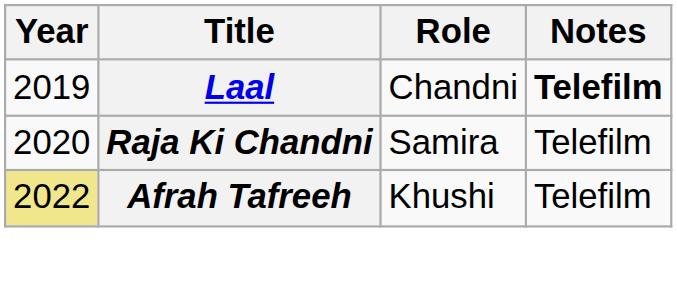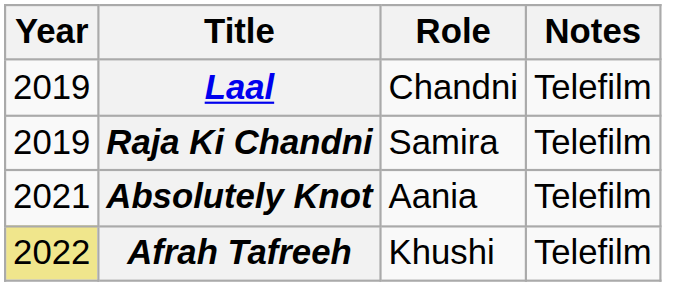(598, 87) bold -> (593, 87) normal
(52, 142) 2020 -> (52, 142) 2019
+ row: (239, 197)
